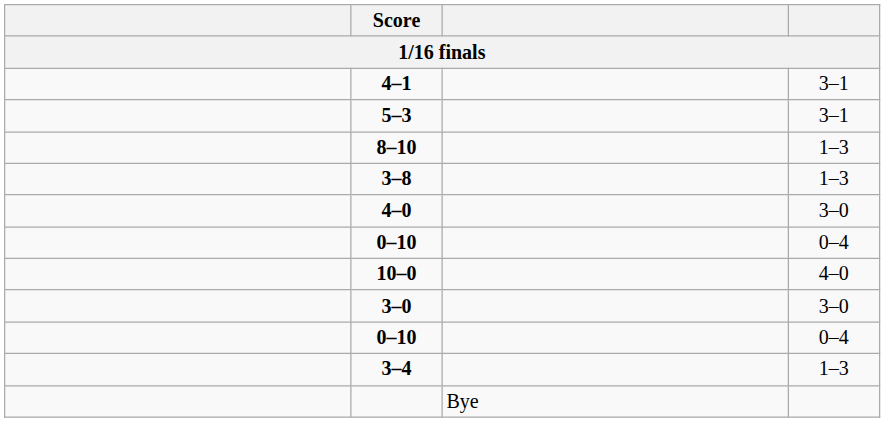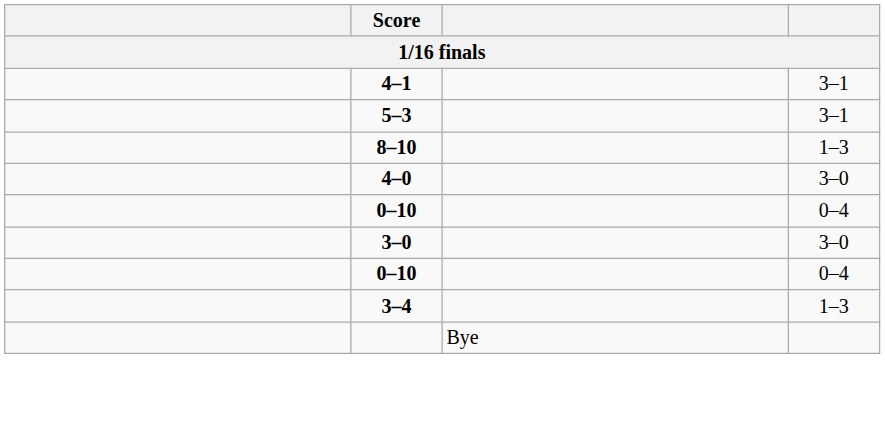- row: (397, 178)
- row: (397, 274)
